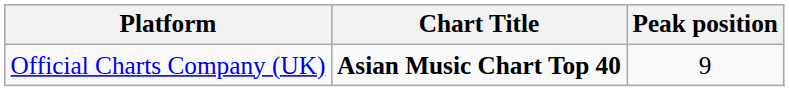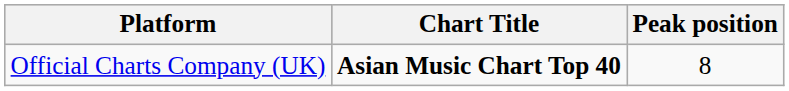(705, 64) 9 -> (705, 64) 8
